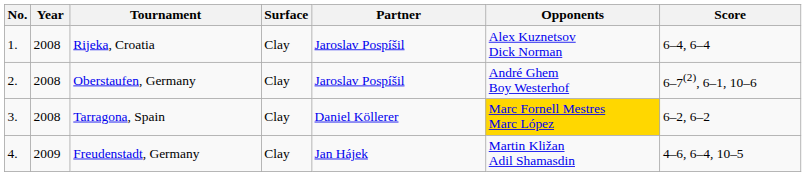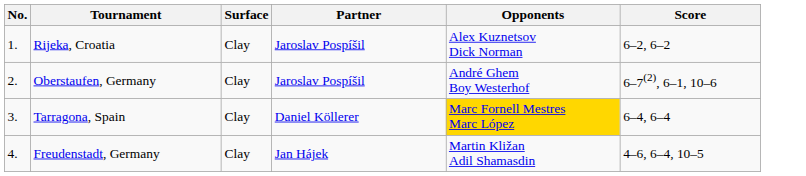- column: (50, 15)
(686, 44) 6–4, 6–4 -> (647, 44) 6–2, 6–2
(686, 116) 6–2, 6–2 -> (647, 116) 6–4, 6–4
